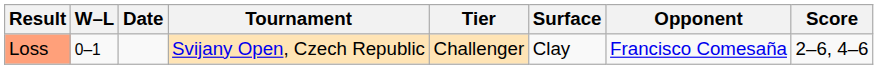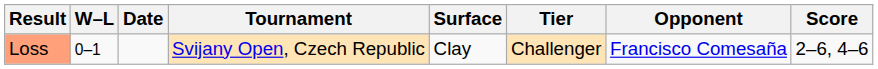columns swapped: (479, 19) <-> (567, 19)
